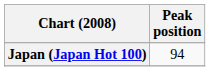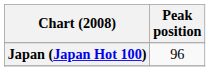(177, 54) 94 -> (177, 54) 96
